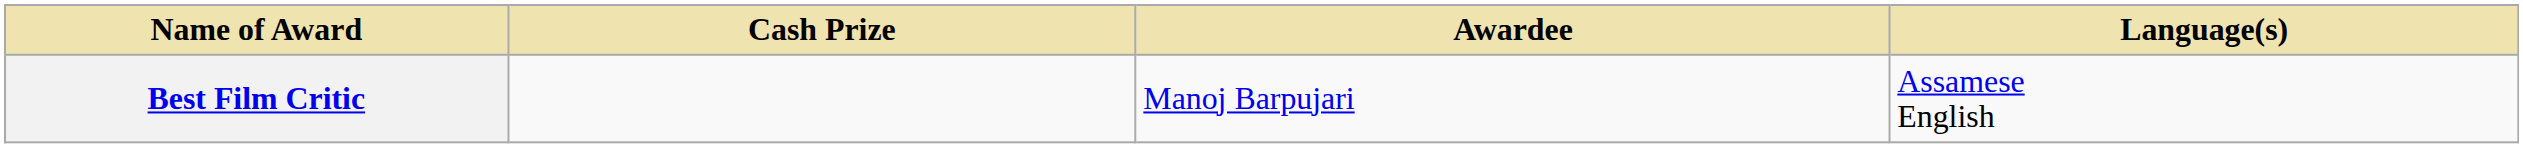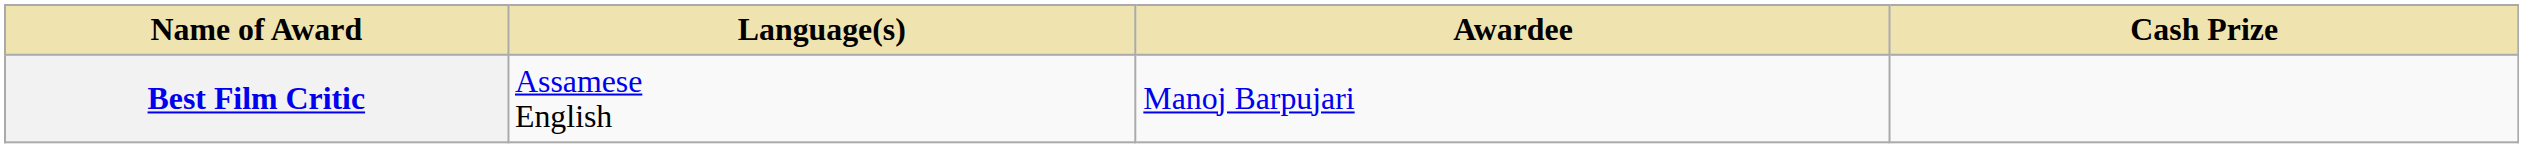columns swapped: (2204, 29) <-> (822, 29)
